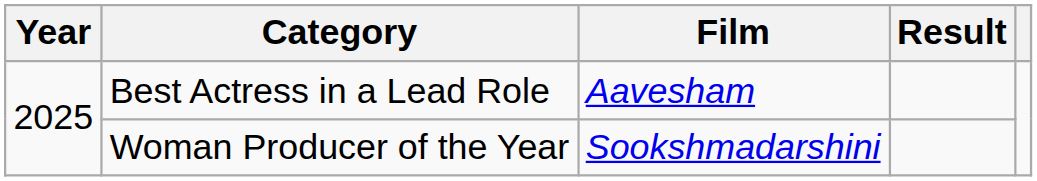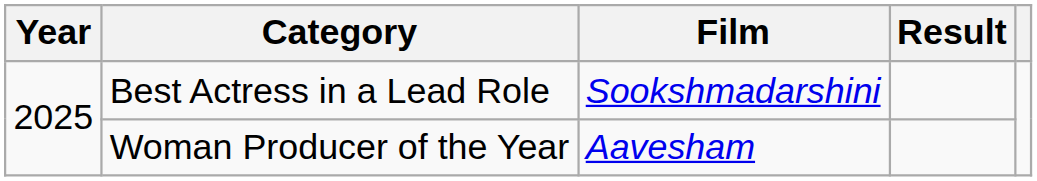(670, 89) Aavesham -> (733, 89) Sookshmadarshini
(733, 146) Sookshmadarshini -> (670, 146) Aavesham
